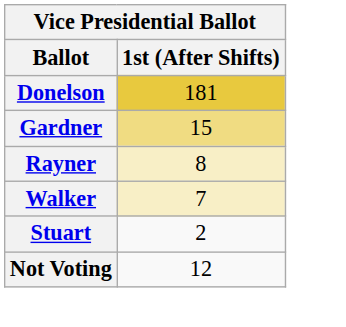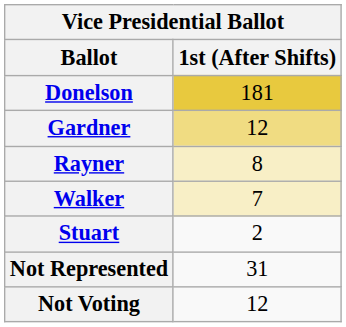(201, 127) 15 -> (257, 127) 12
+ row: (89, 269)
